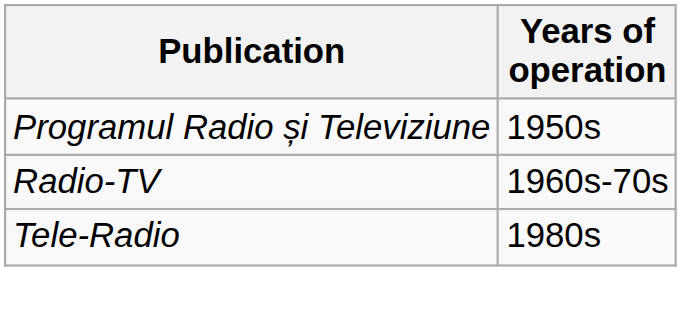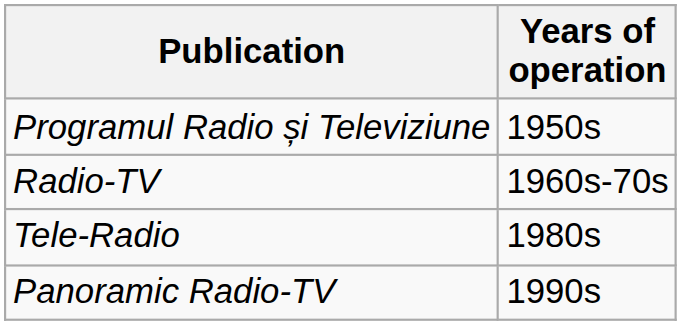+ row: (174, 291)
